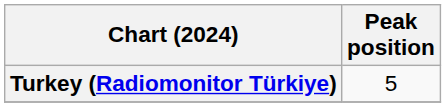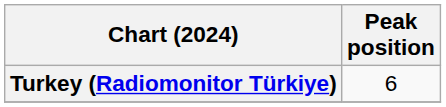(391, 83) 5 -> (391, 83) 6
